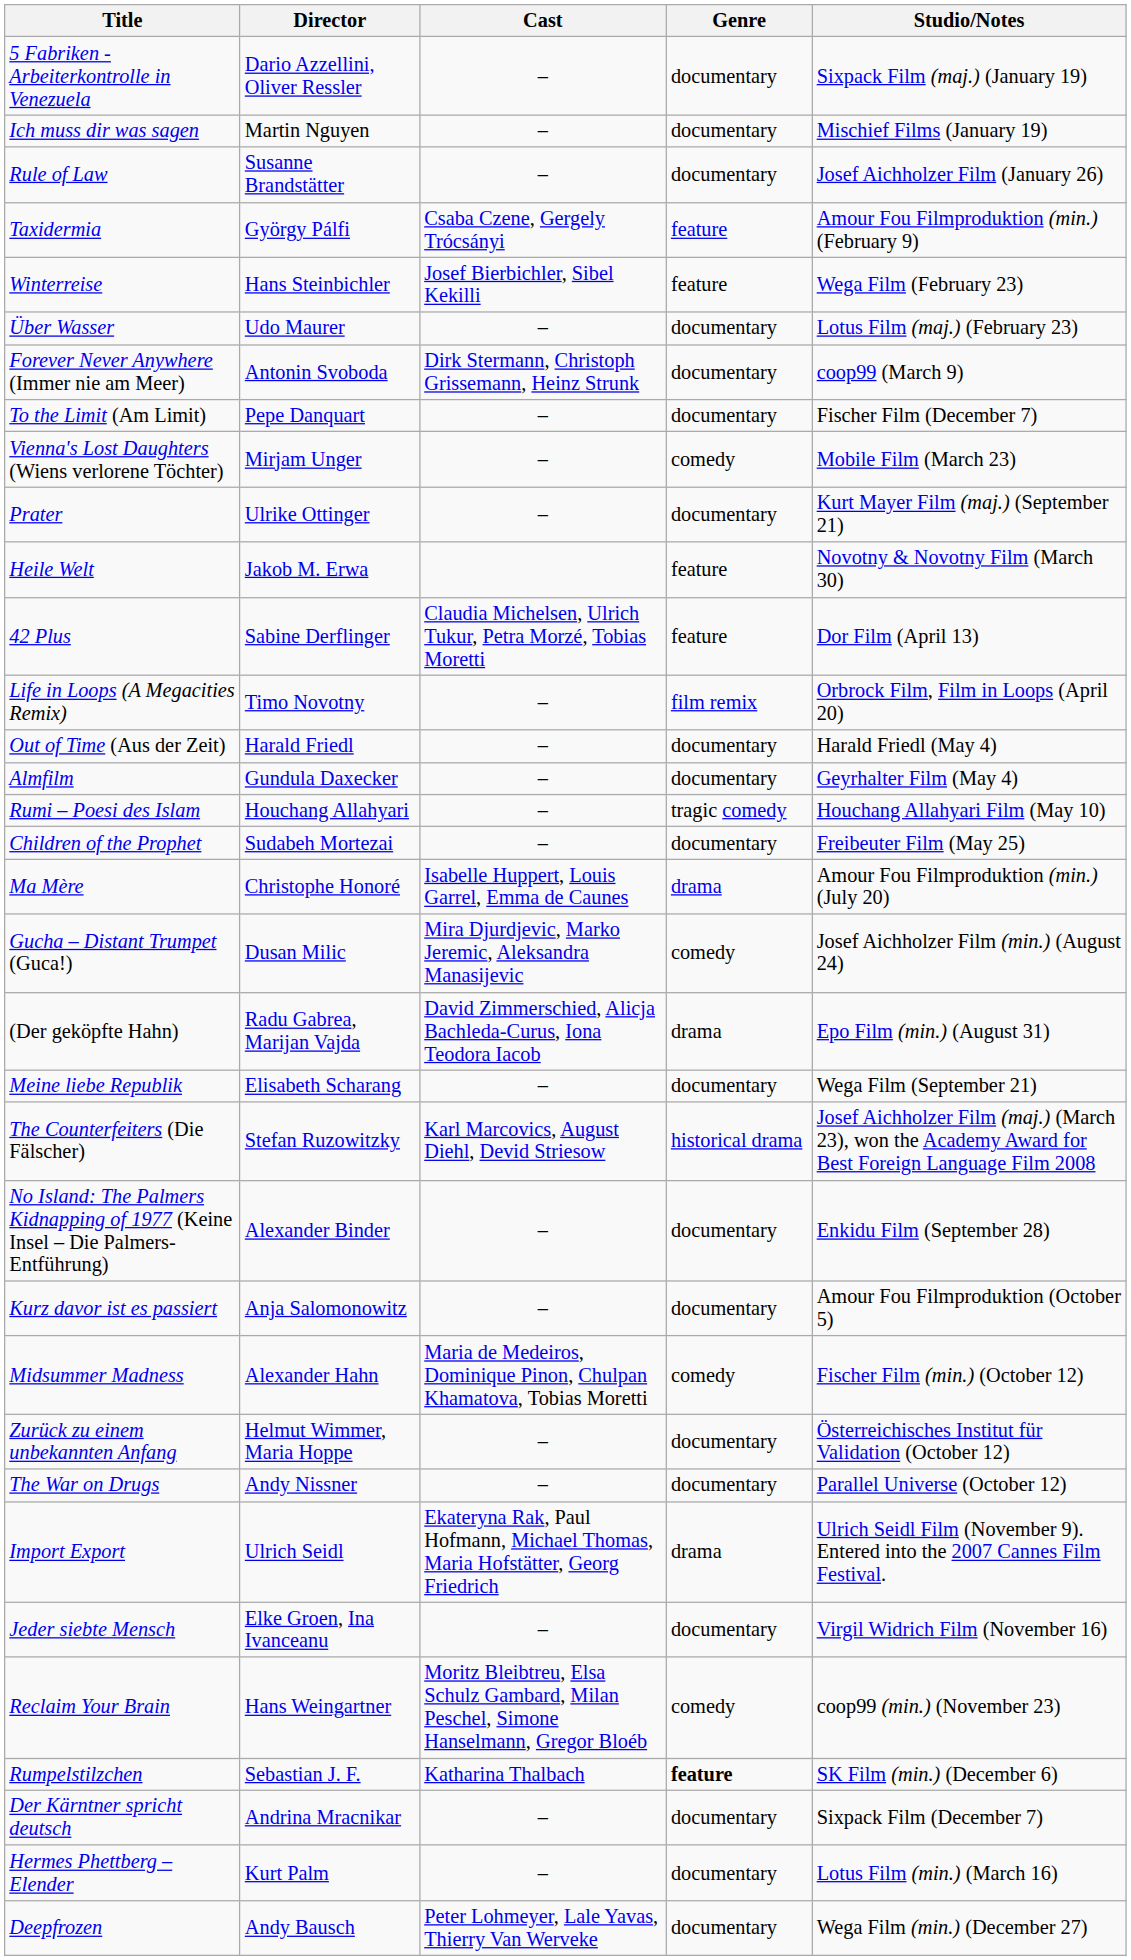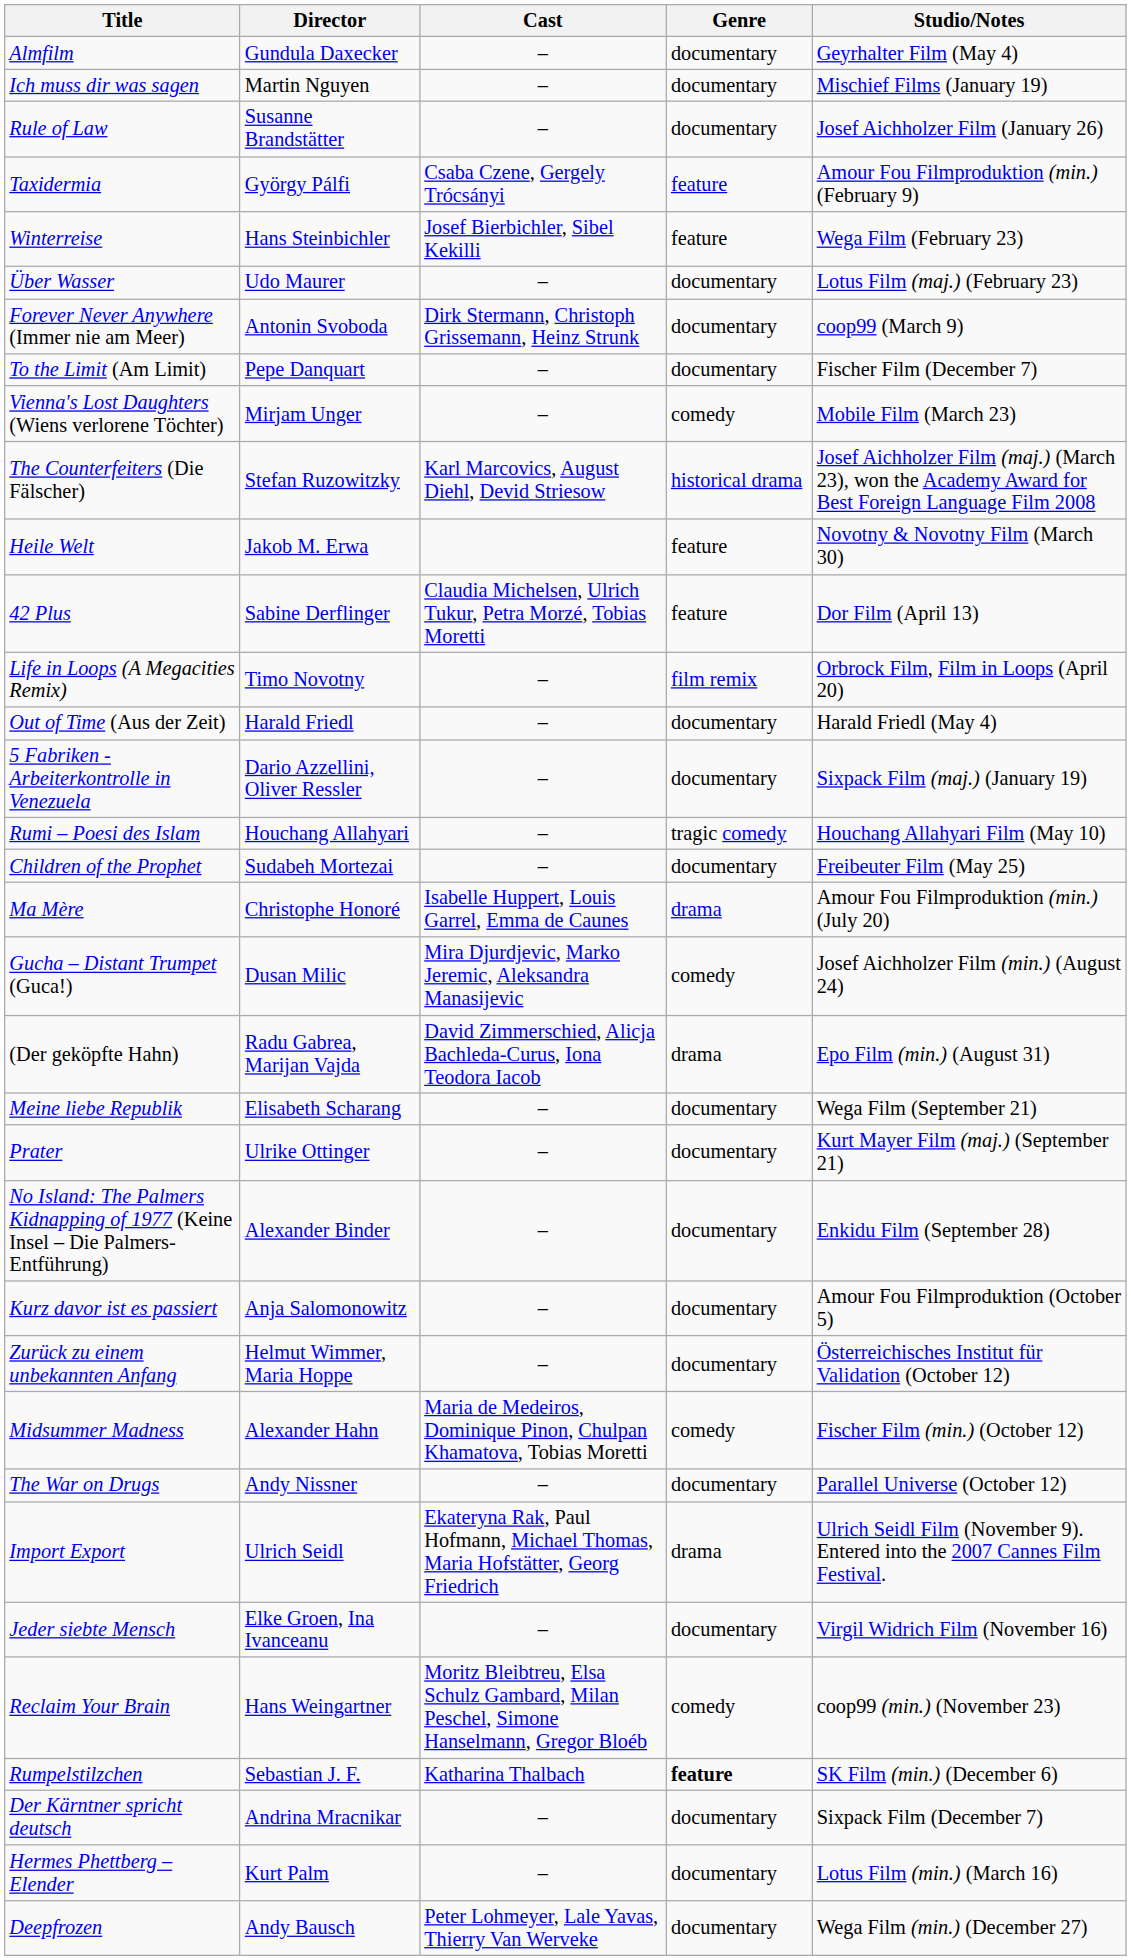rows swapped: (90, 75) <-> (41, 778)
rows swapped: (106, 1141) <-> (36, 514)
rows swapped: (97, 1374) <-> (93, 1441)
